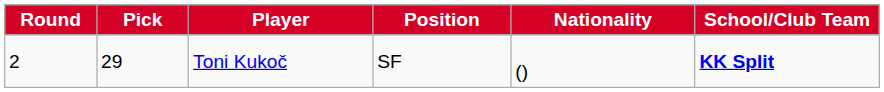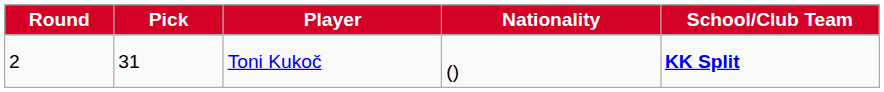- column: (442, 19)
(112, 60) 29 -> (129, 60) 31
